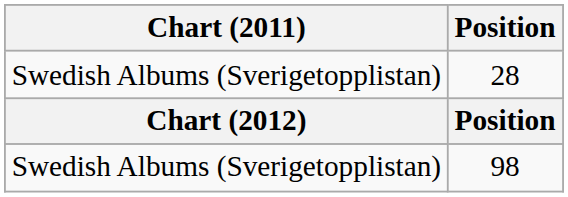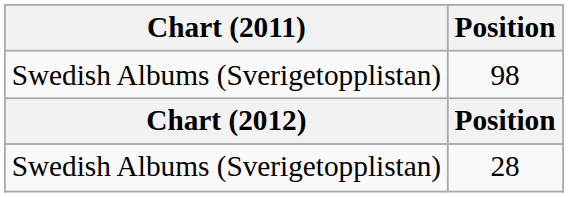rows swapped: (505, 74) <-> (505, 167)
